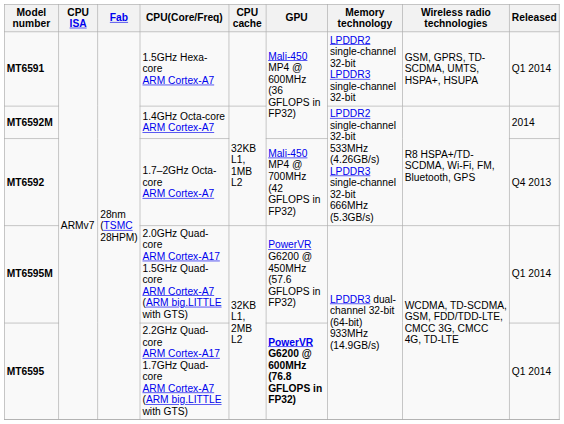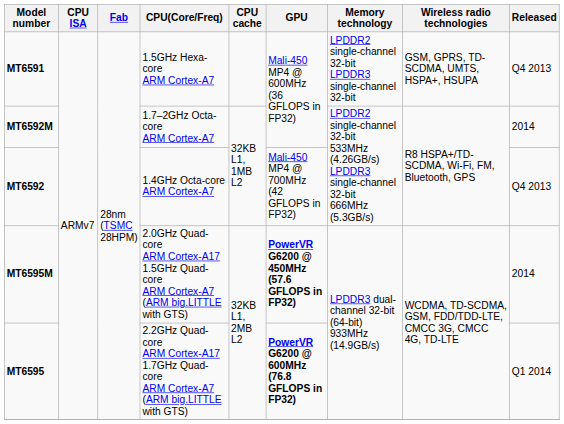(531, 69) Q1 2014 -> (531, 69) Q4 2013
(184, 122) 1.4GHz Octa-core ARM Cortex-A7 -> (179, 126) 1.7–2GHz Octa-core ARM Cortex-A7
(179, 182) 1.7–2GHz Octa-core ARM Cortex-A7 -> (184, 186) 1.4GHz Octa-core ARM Cortex-A7
(294, 274) normal -> (295, 274) bold
(531, 274) Q1 2014 -> (523, 274) 2014
